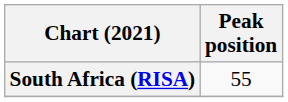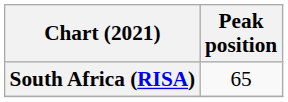(241, 79) 55 -> (241, 79) 65
